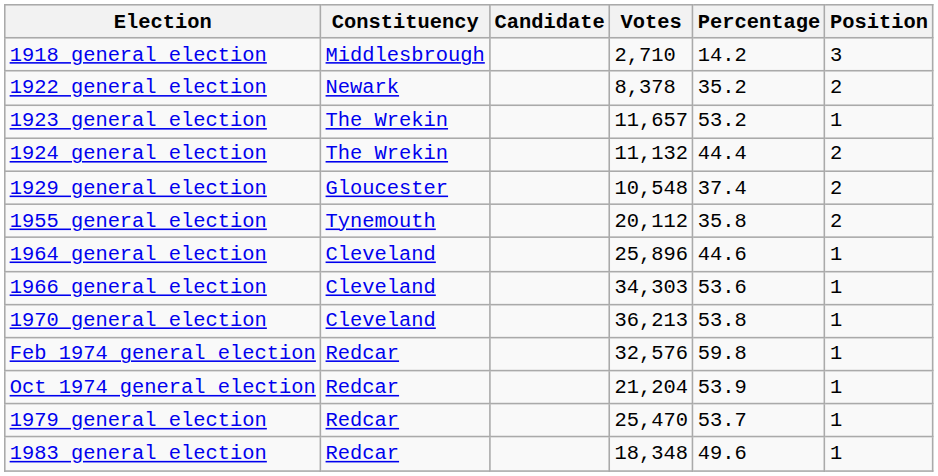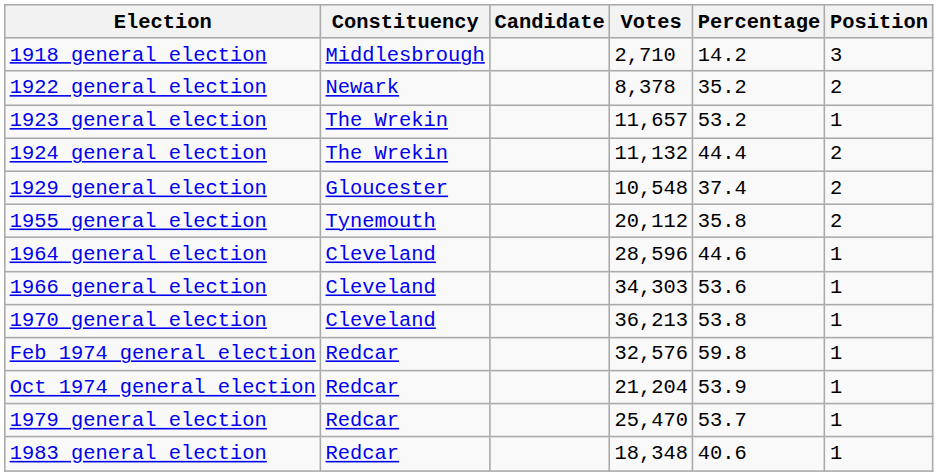(651, 254) 25,896 -> (651, 254) 28,596
(722, 454) 49.6 -> (722, 454) 40.6
